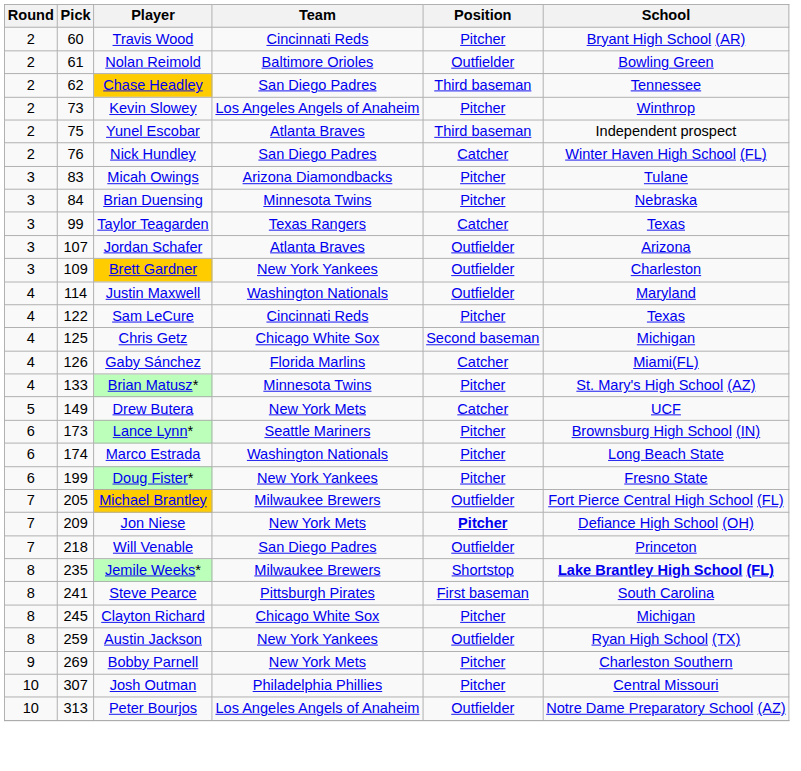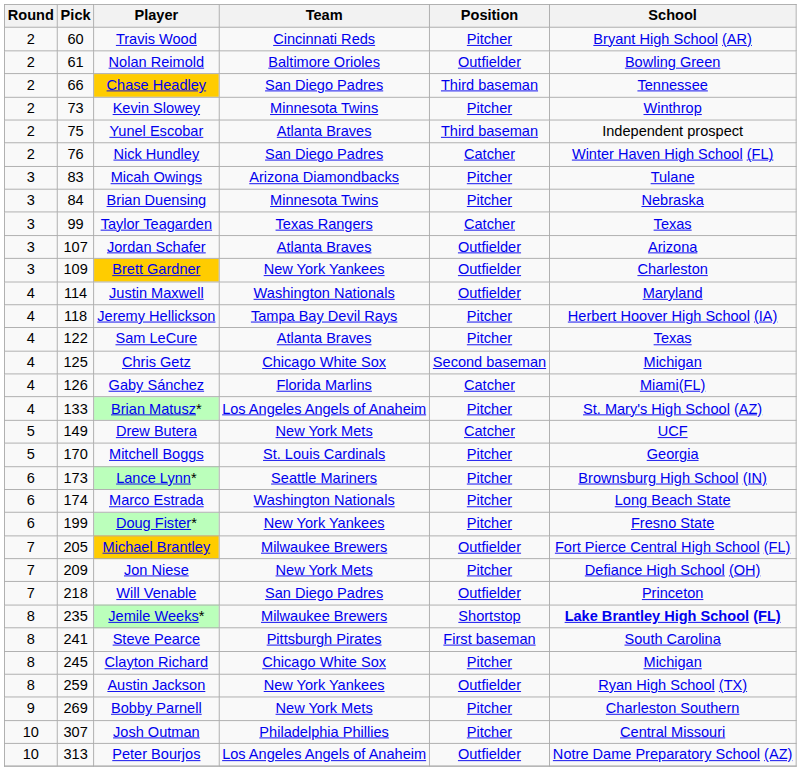(76, 85) 62 -> (76, 85) 66
(317, 108) Los Angeles Angels of Anaheim -> (324, 108) Minnesota Twins
+ row: (156, 316)
(317, 316) Cincinnati Reds -> (324, 339) Atlanta Braves
(317, 385) Minnesota Twins -> (324, 408) Los Angeles Angels of Anaheim
+ row: (156, 454)
(483, 524) bold -> (489, 570) normal
